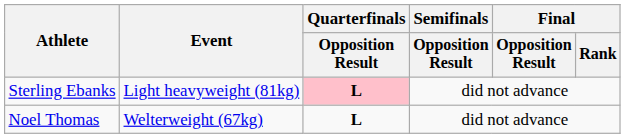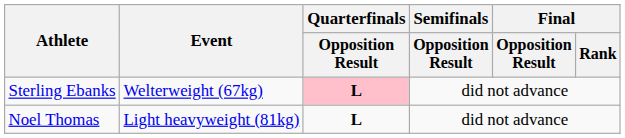(211, 91) Light heavyweight (81kg) -> (193, 91) Welterweight (67kg)
(193, 119) Welterweight (67kg) -> (211, 119) Light heavyweight (81kg)
